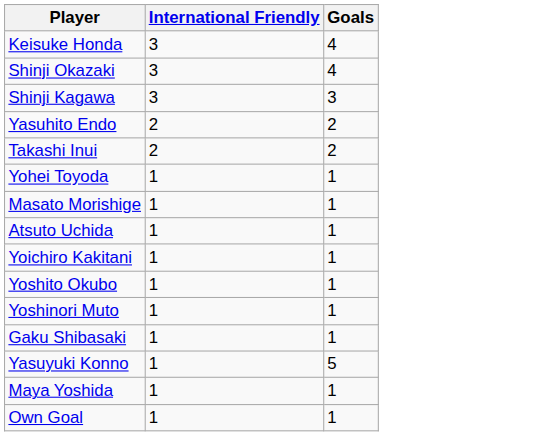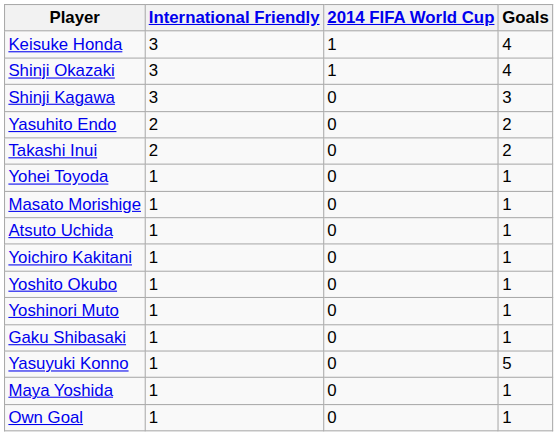+ column: (411, 17)
